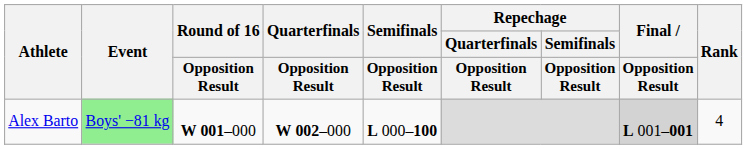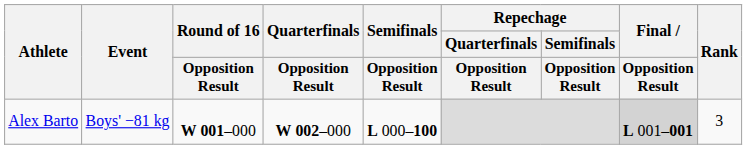(128, 121) lightgreen background -> (128, 121) no background
(719, 121) 4 -> (719, 121) 3
